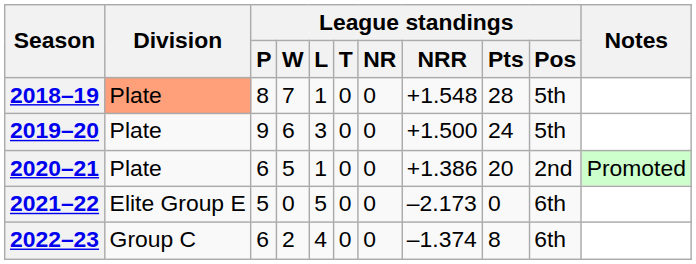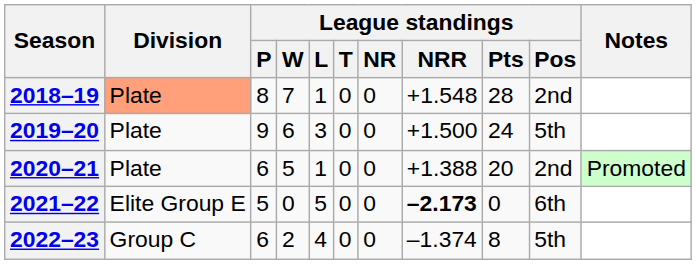(550, 95) 5th -> (553, 95) 2nd
(442, 167) +1.386 -> (442, 167) +1.388
(442, 204) normal -> (442, 204) bold
(550, 240) 6th -> (550, 240) 5th
